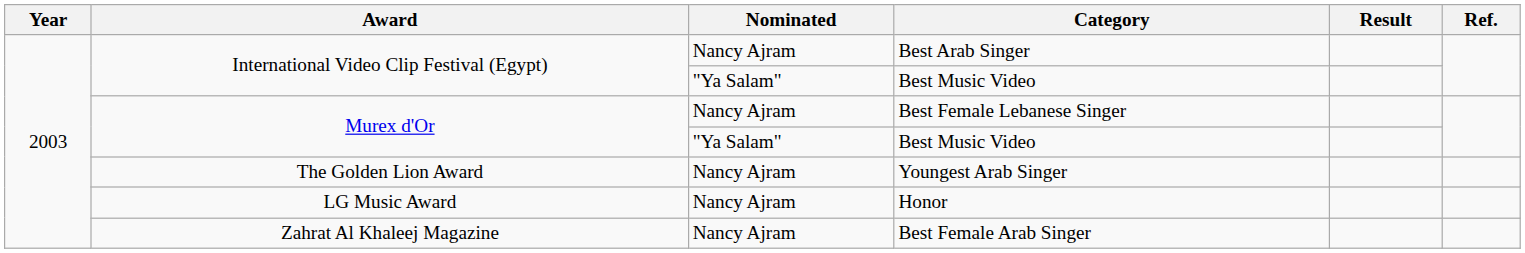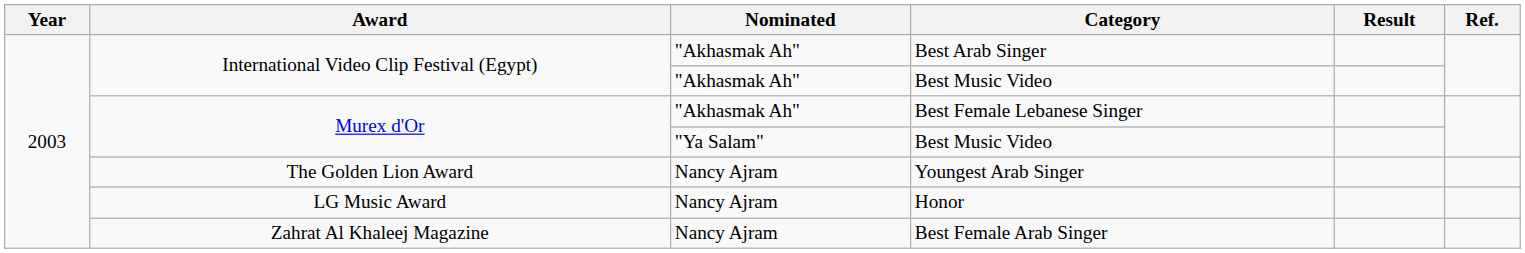(744, 50) Nancy Ajram -> (737, 50) "Akhasmak Ah"
(737, 80) "Ya Salam" -> (737, 80) "Akhasmak Ah"
(744, 111) Nancy Ajram -> (737, 111) "Akhasmak Ah"
